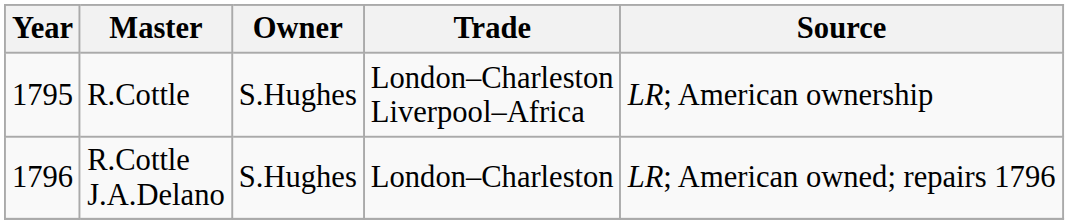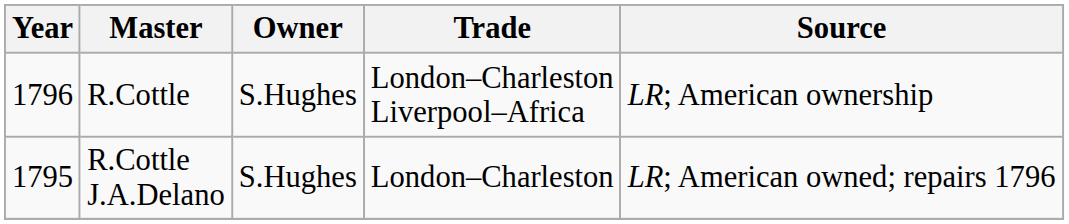(43, 94) 1795 -> (43, 94) 1796
(43, 177) 1796 -> (43, 177) 1795
